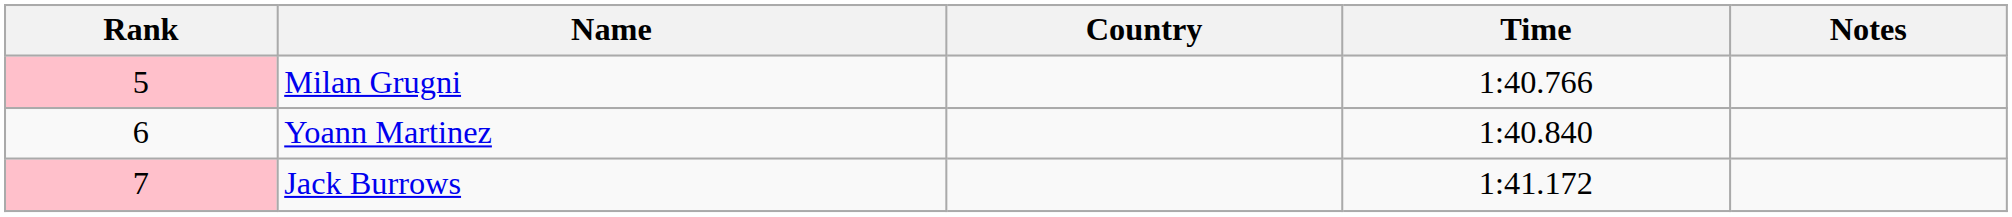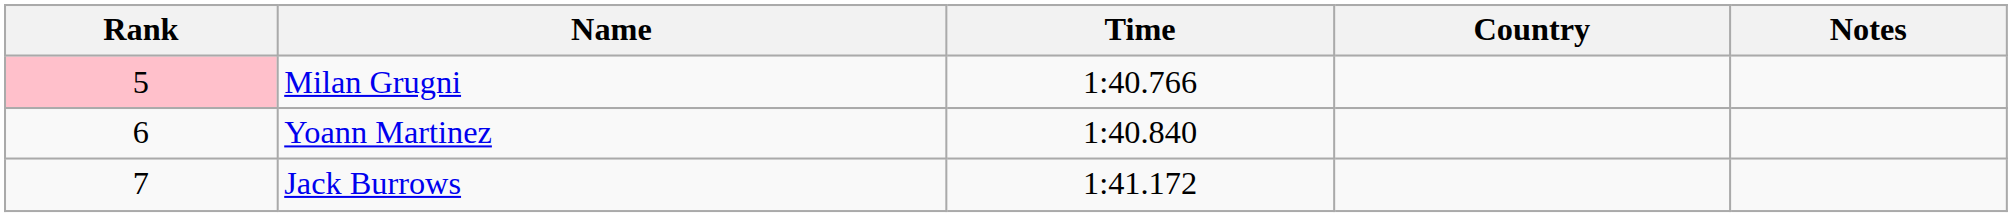columns swapped: (1144, 30) <-> (1536, 30)
(141, 183) pink background -> (141, 183) no background
